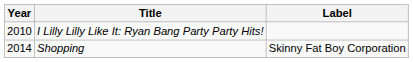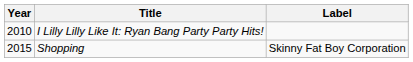(19, 48) 2014 -> (19, 48) 2015
